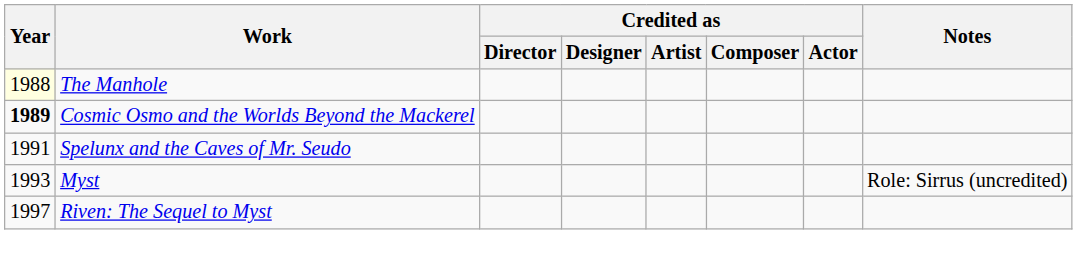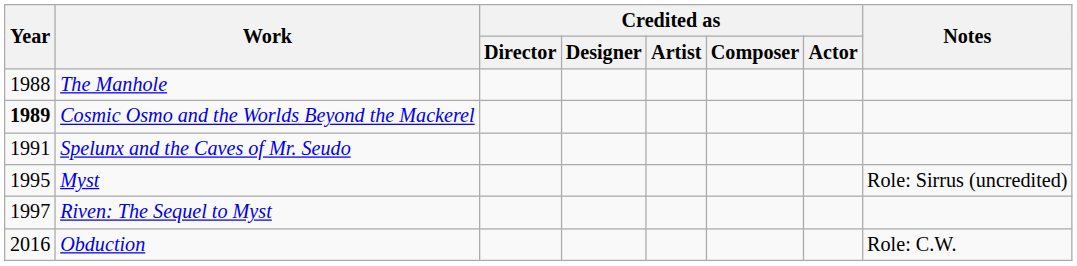(30, 84) lightyellow background -> (30, 84) no background
(30, 180) 1993 -> (30, 180) 1995
+ row: (103, 244)
